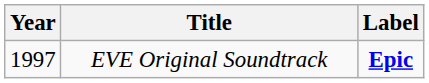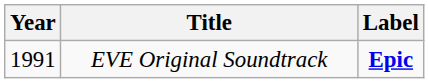(33, 58) 1997 -> (33, 58) 1991
